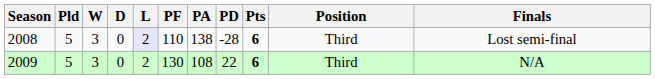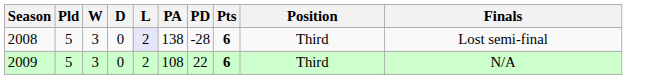- column: (173, 16)
